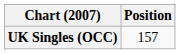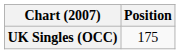(148, 37) 157 -> (148, 37) 175
